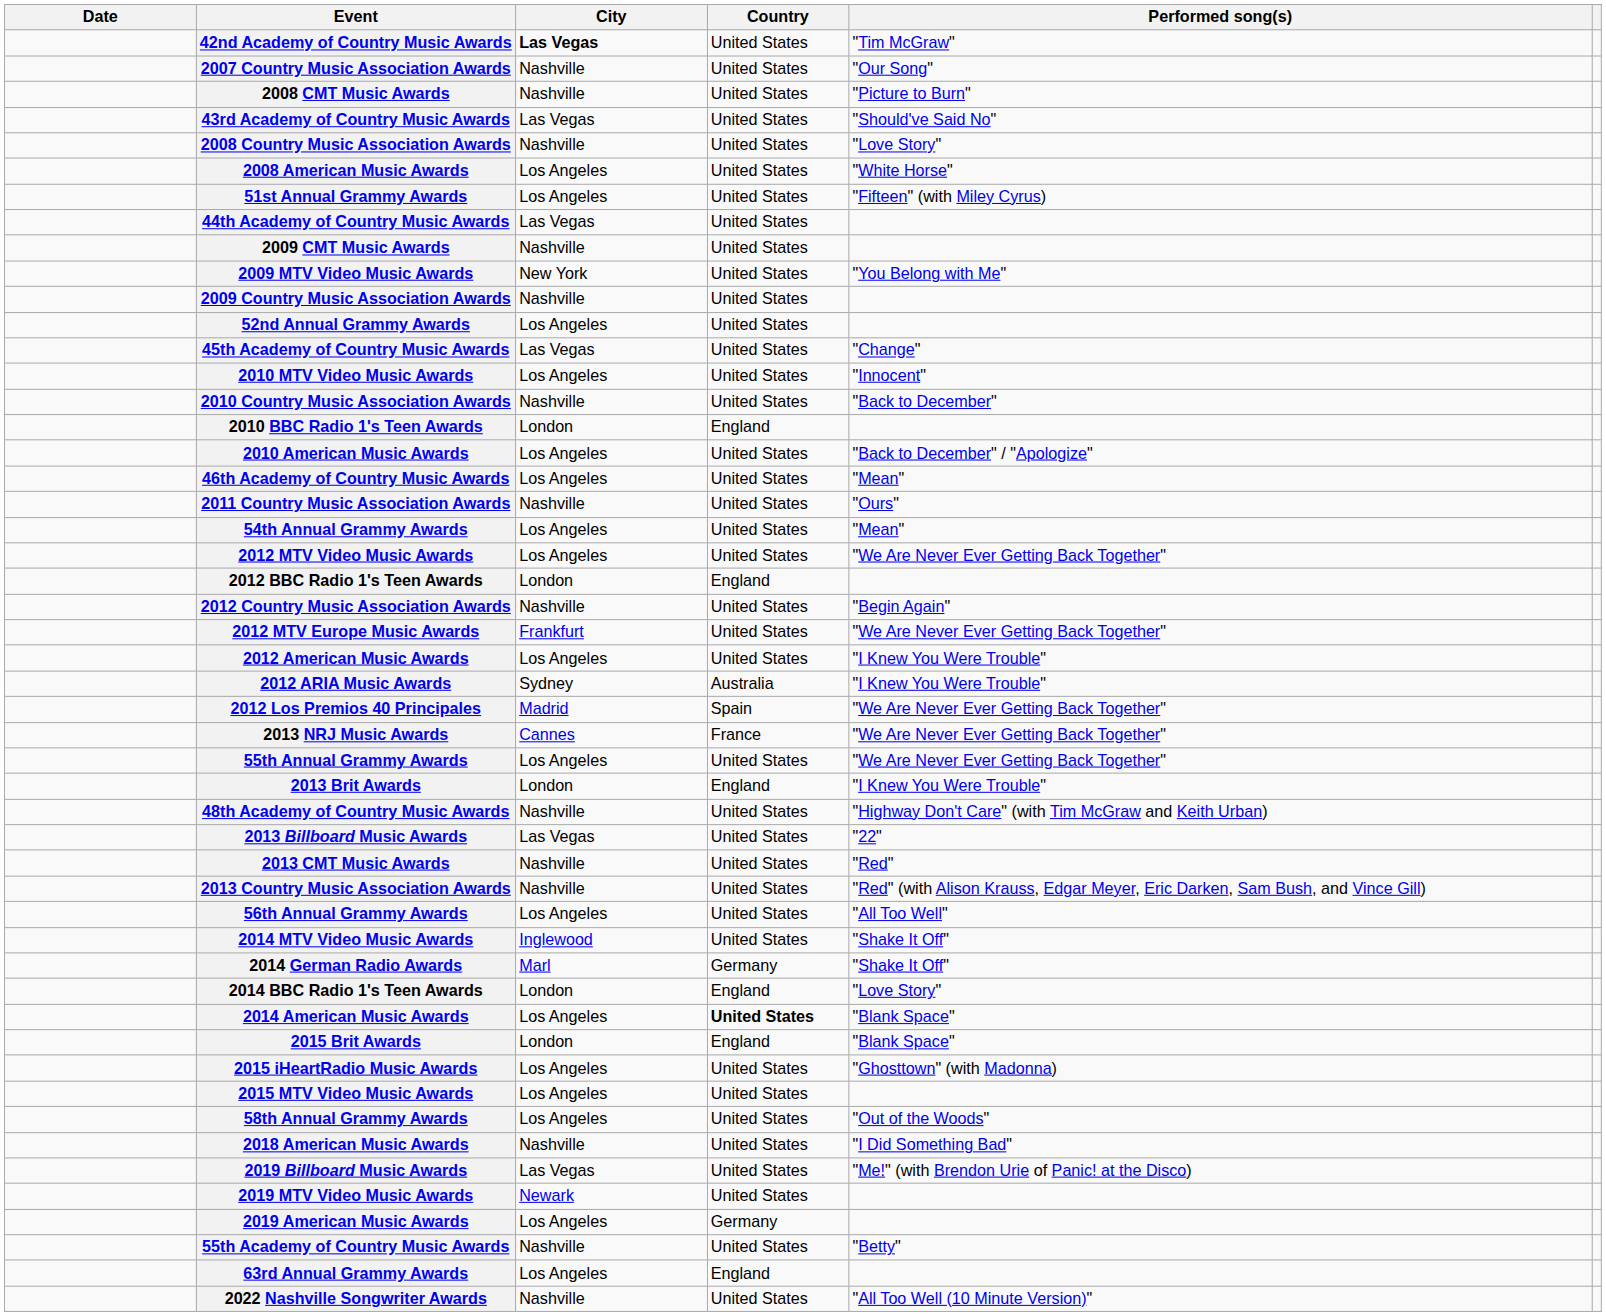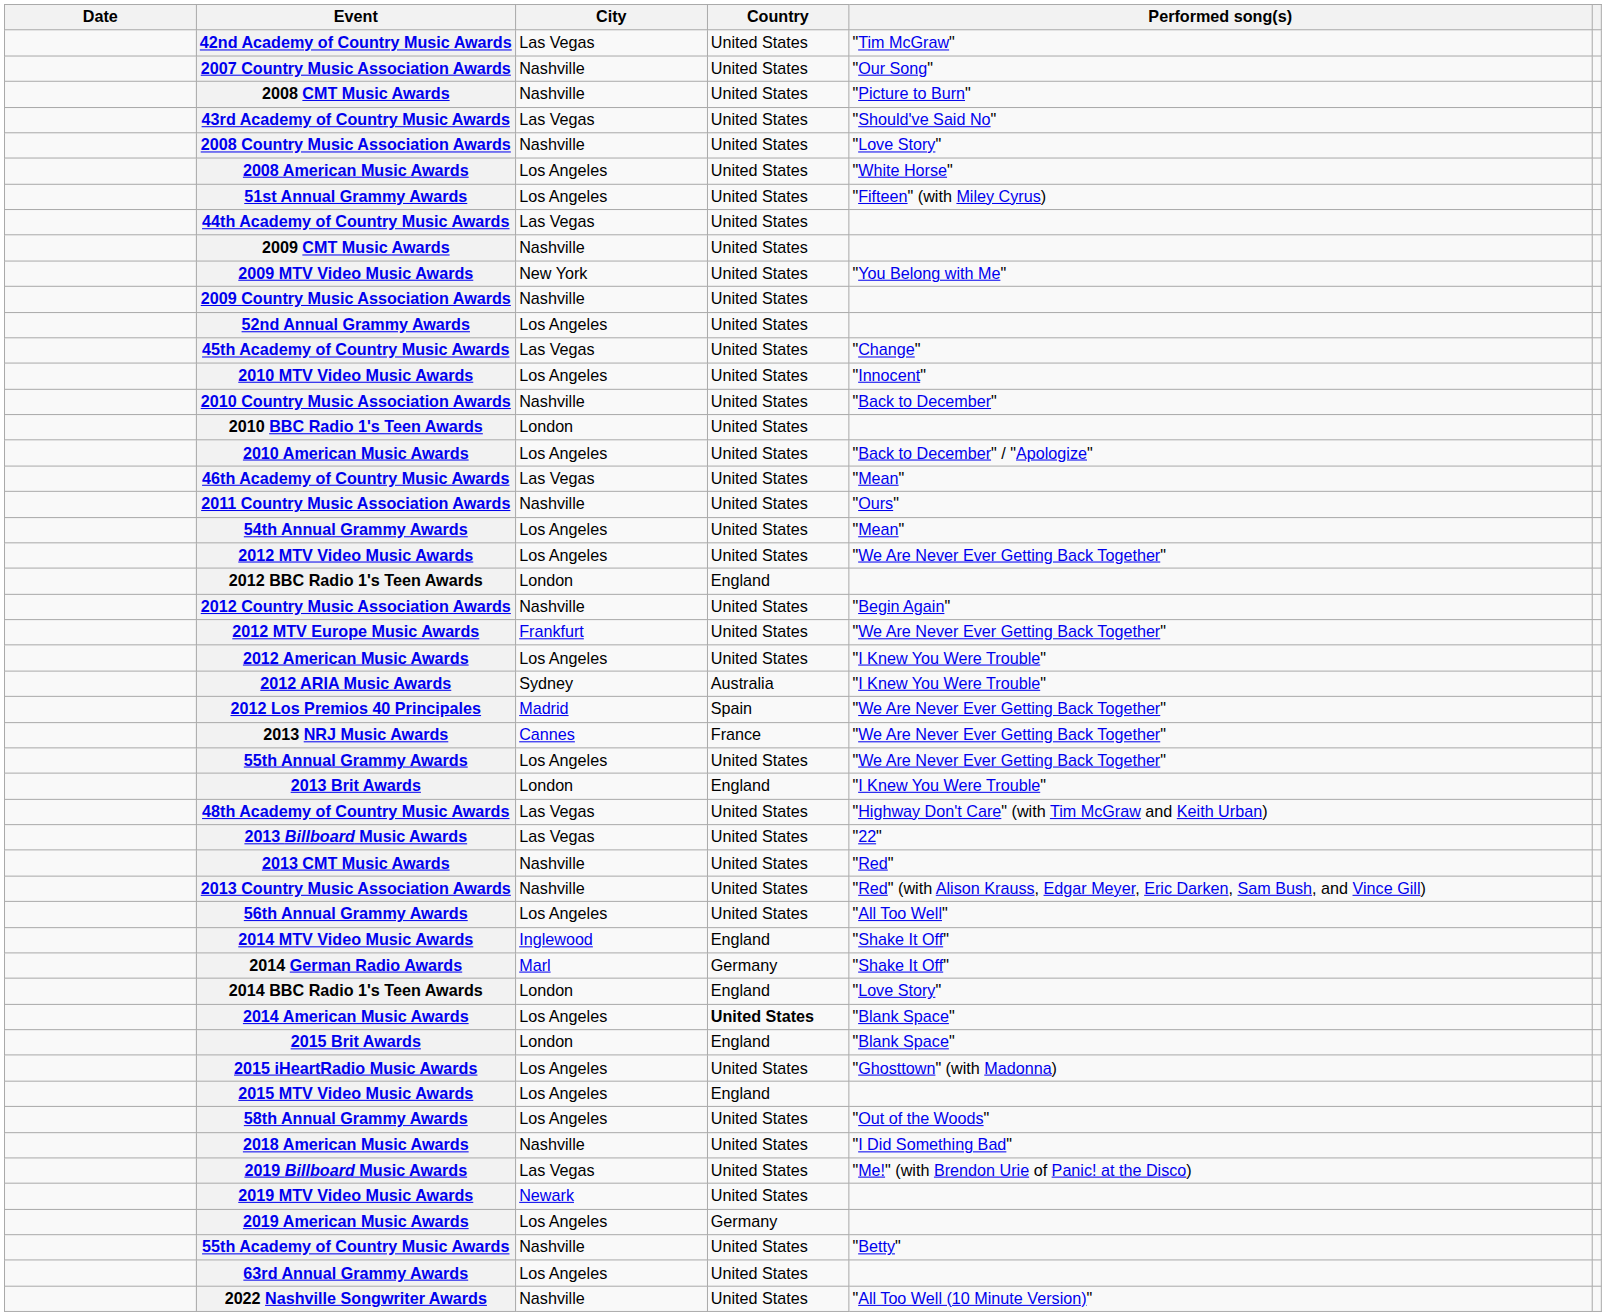(559, 42) bold -> (557, 42) normal
(740, 427) England -> (759, 427) United States
(563, 478) Los Angeles -> (557, 478) Las Vegas
(552, 811) Nashville -> (557, 811) Las Vegas
(759, 939) United States -> (740, 939) England
(759, 1093) United States -> (740, 1093) England
(740, 1273) England -> (759, 1273) United States
